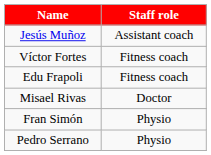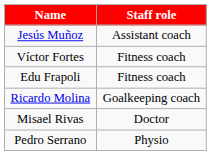+ row: (50, 97)
- row: (53, 118)
